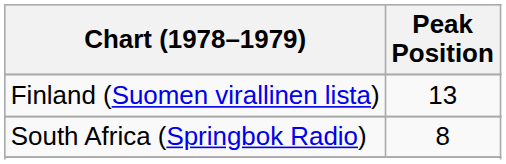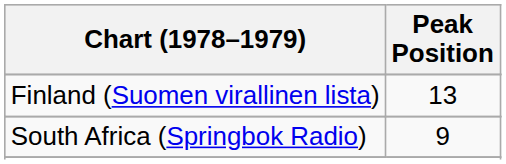(443, 136) 8 -> (443, 136) 9
